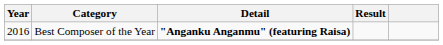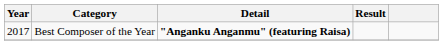(18, 31) 2016 -> (18, 31) 2017
